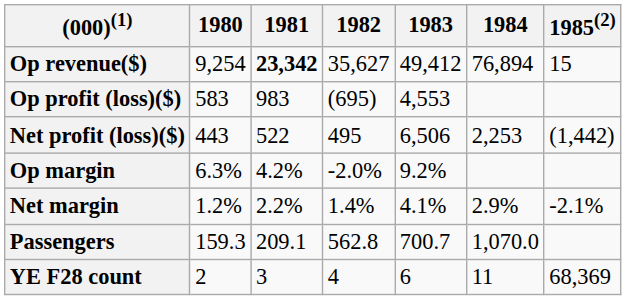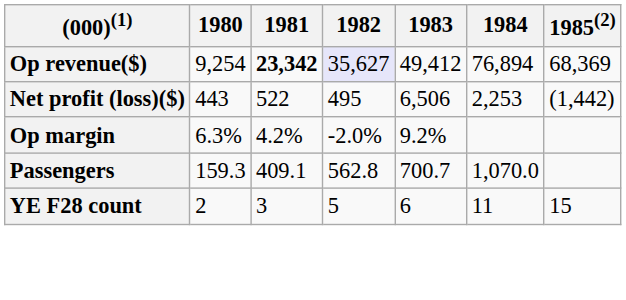(359, 63) no background -> (359, 63) lavender background
(560, 63) 15 -> (580, 63) 68,369
- row: (96, 99)
- row: (64, 205)
(281, 241) 209.1 -> (281, 170) 409.1
(333, 276) 4 -> (333, 205) 5
(580, 276) 68,369 -> (560, 205) 15
